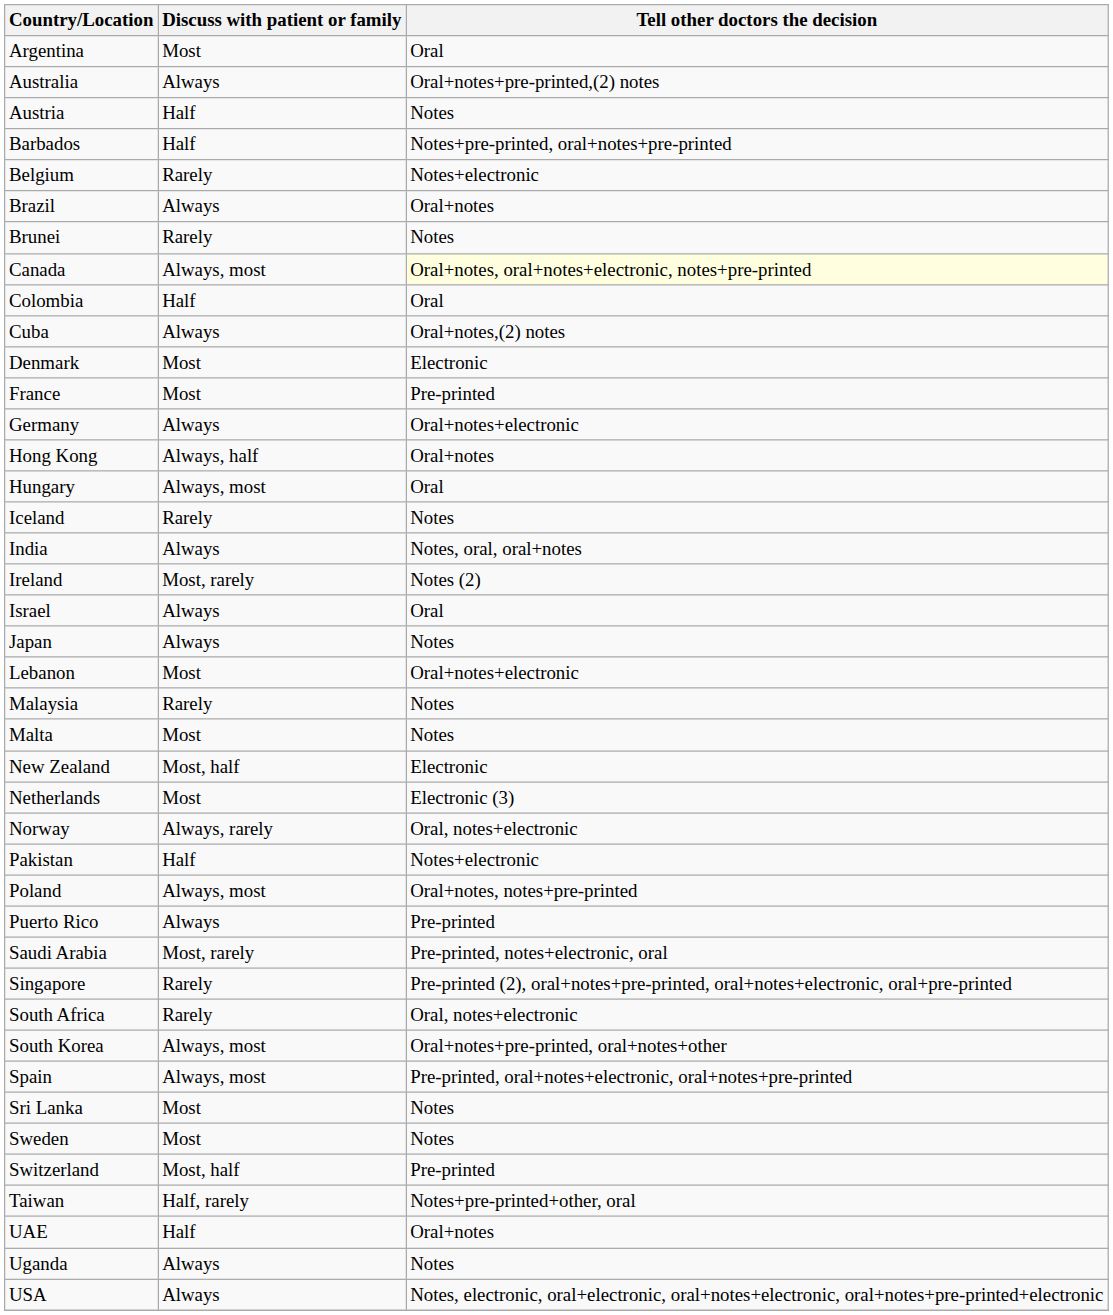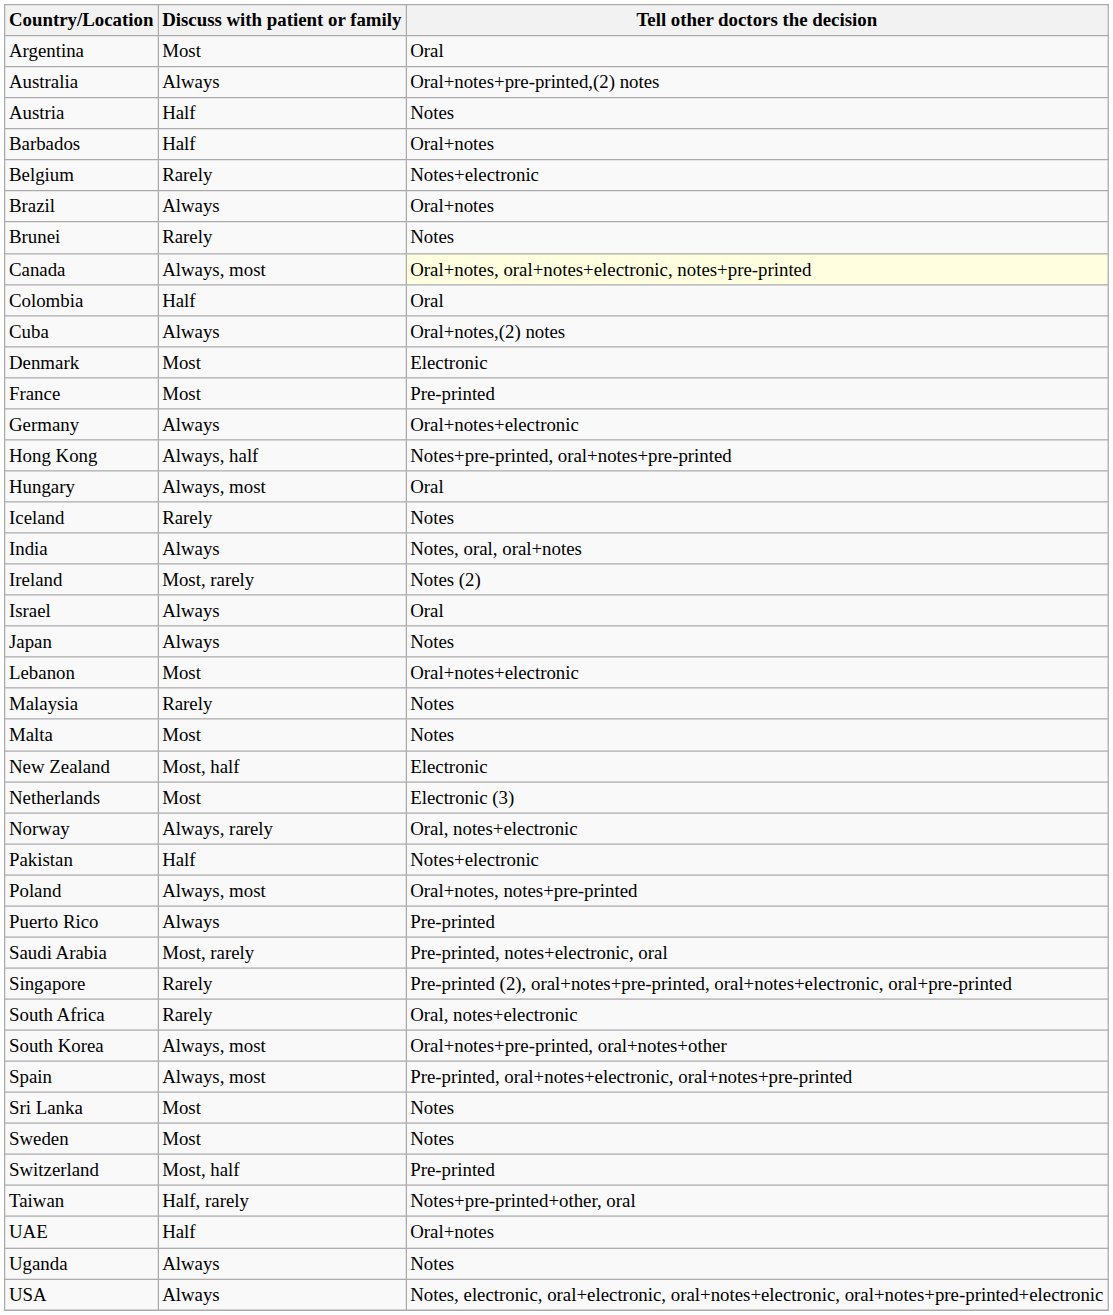(571, 144) Notes+pre-printed, oral+notes+pre-printed -> (452, 144) Oral+notes
(452, 455) Oral+notes -> (571, 455) Notes+pre-printed, oral+notes+pre-printed
